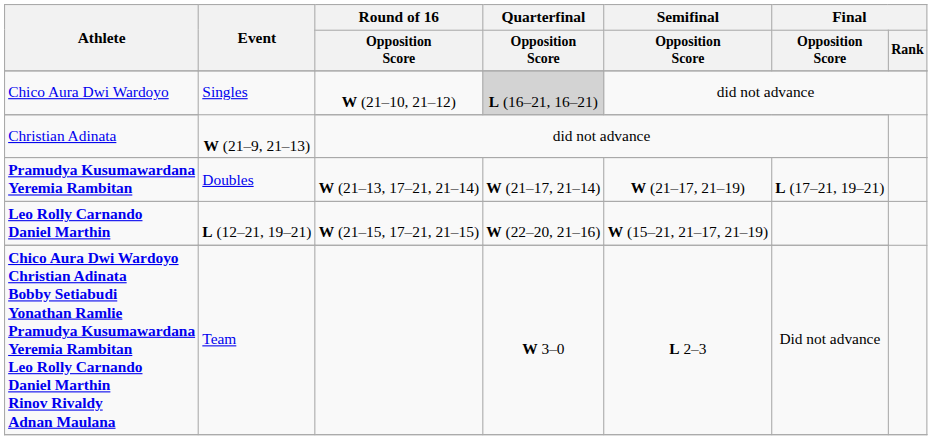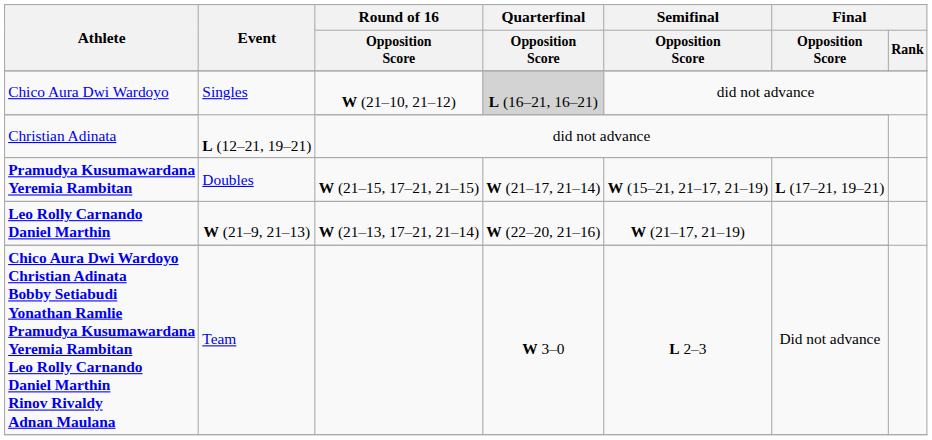(257, 145) W (21–9, 21–13) -> (257, 145) L (12–21, 19–21)
(399, 189) W (21–13, 17–21, 21–14) -> (399, 189) W (21–15, 17–21, 21–15)
(688, 189) W (21–17, 21–19) -> (688, 189) W (15–21, 21–17, 21–19)
(257, 232) L (12–21, 19–21) -> (257, 232) W (21–9, 21–13)
(399, 232) W (21–15, 17–21, 21–15) -> (399, 232) W (21–13, 17–21, 21–14)
(688, 232) W (15–21, 21–17, 21–19) -> (688, 232) W (21–17, 21–19)
